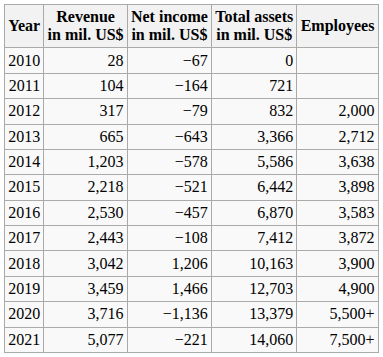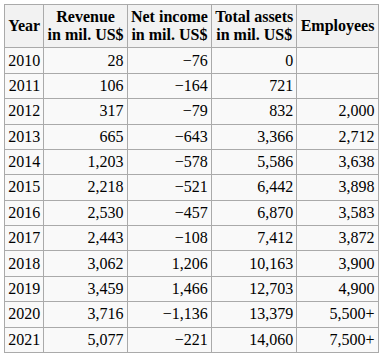(195, 60) −67 -> (195, 60) −76
(112, 85) 104 -> (112, 85) 106
(106, 263) 3,042 -> (106, 263) 3,062
